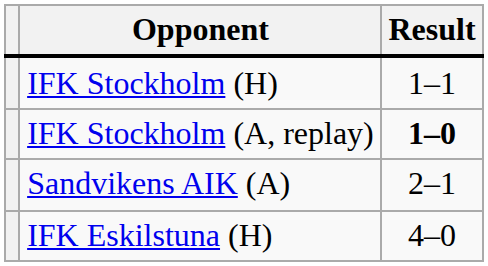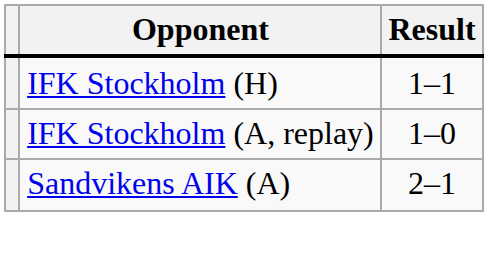(432, 133) bold -> (432, 133) normal
- row: (150, 234)
